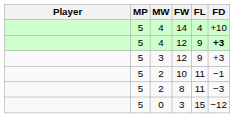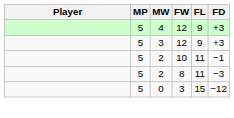- row: (161, 27)
(219, 43) bold -> (219, 27) normal
